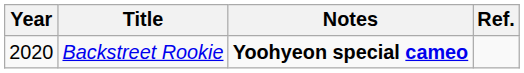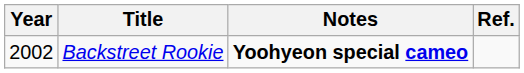(31, 51) 2020 -> (31, 51) 2002
